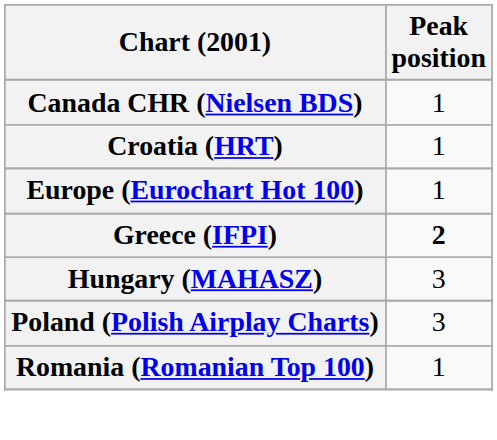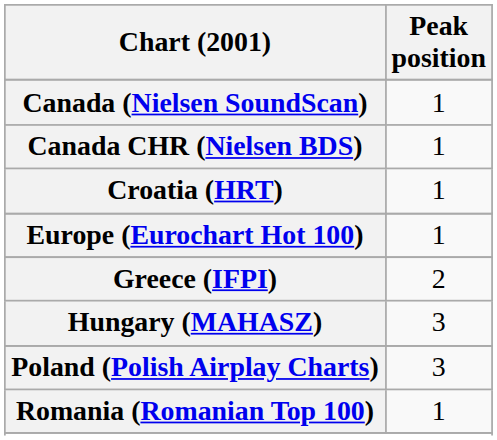+ row: (195, 102)
(439, 234) bold -> (439, 278) normal
